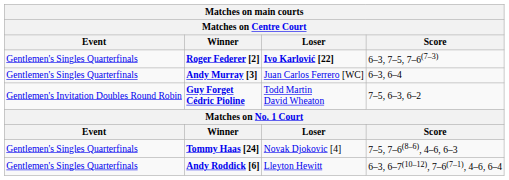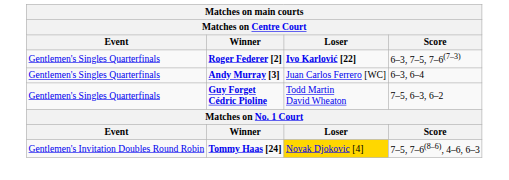(94, 96) Gentlemen's Invitation Doubles Round Robin -> (94, 96) Gentlemen's Singles Quarterfinals
(72, 148) Gentlemen's Singles Quarterfinals -> (116, 148) Gentlemen's Invitation Doubles Round Robin
(302, 148) no background -> (325, 148) gold background
- row: (223, 166)
